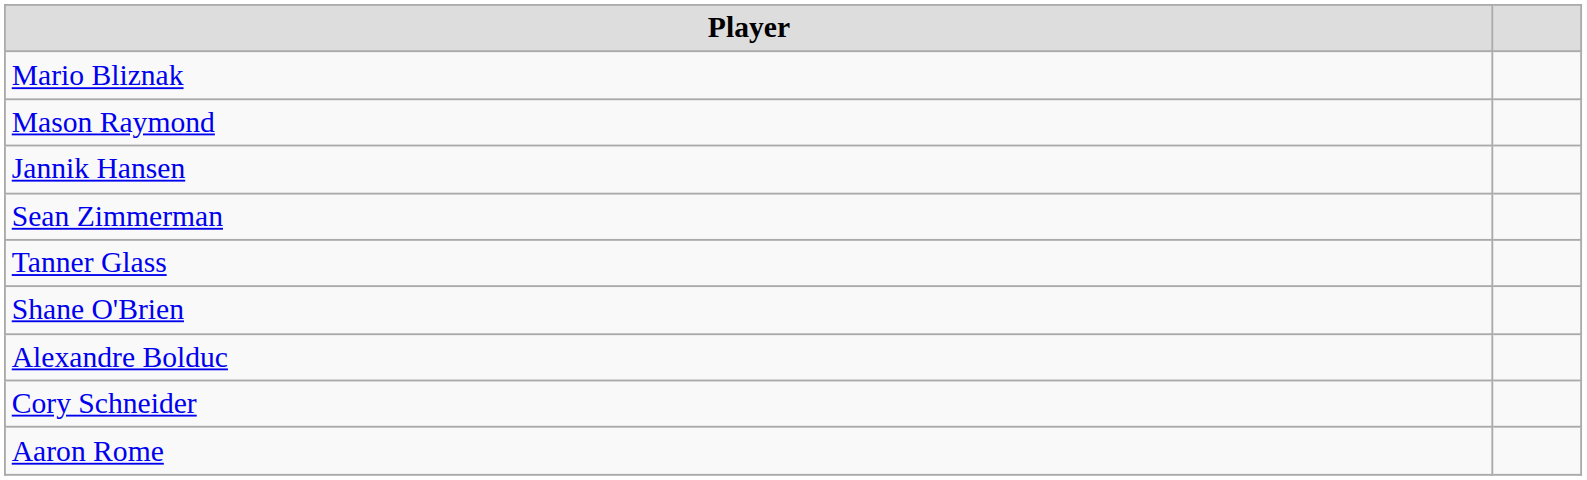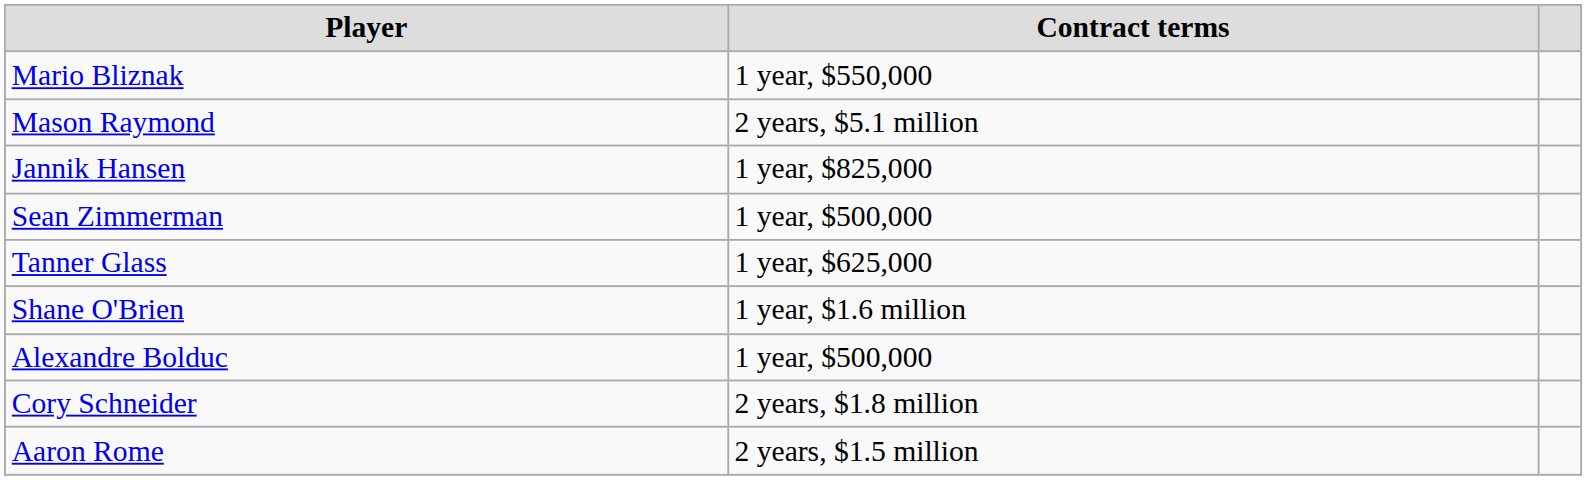+ column: (1133, 27)
